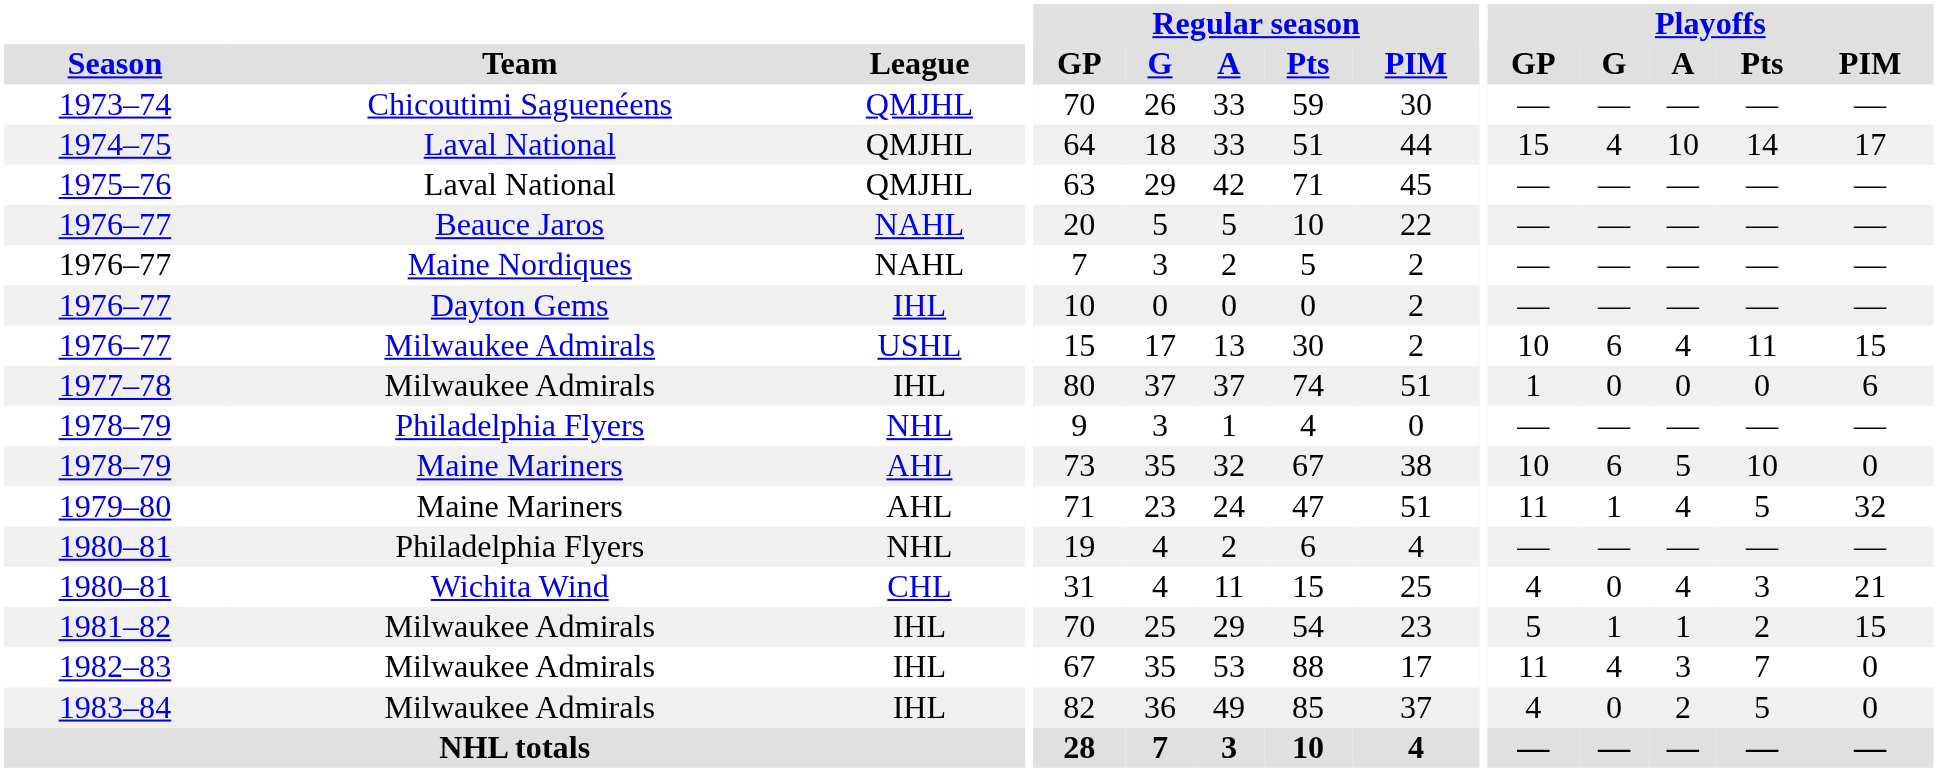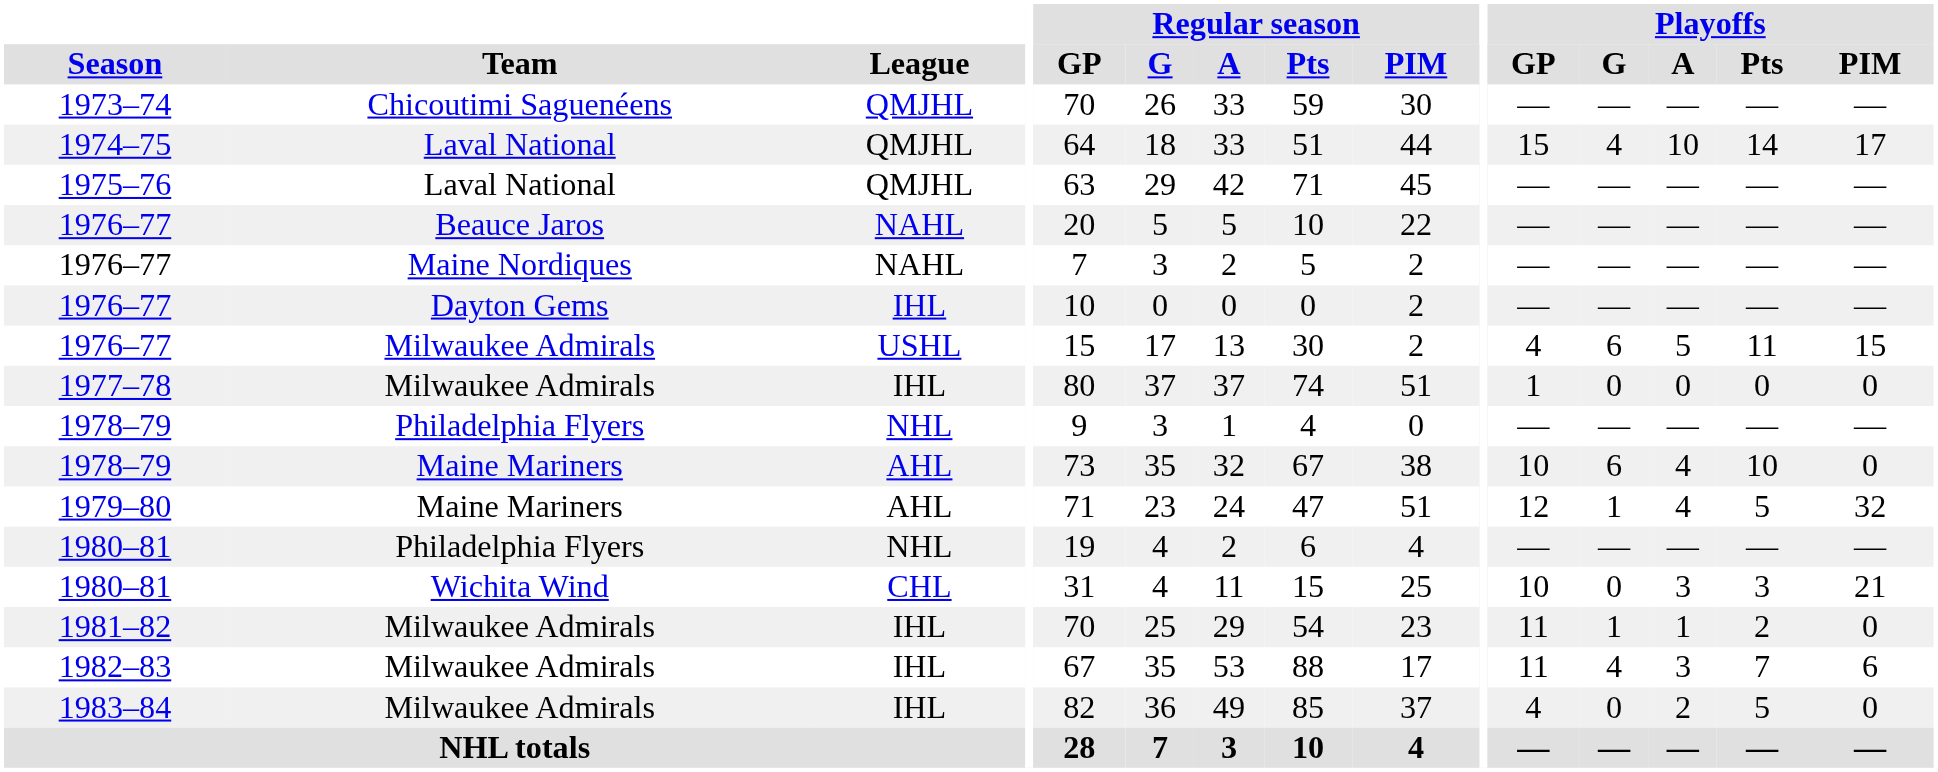(1533, 345) 10 -> (1533, 345) 4
(1683, 345) 4 -> (1683, 345) 5
(1870, 385) 6 -> (1870, 385) 0
(1683, 465) 5 -> (1683, 465) 4
(1533, 505) 11 -> (1533, 505) 12
(1533, 586) 4 -> (1533, 586) 10
(1683, 586) 4 -> (1683, 586) 3
(1533, 626) 5 -> (1533, 626) 11
(1870, 626) 15 -> (1870, 626) 0
(1870, 666) 0 -> (1870, 666) 6
